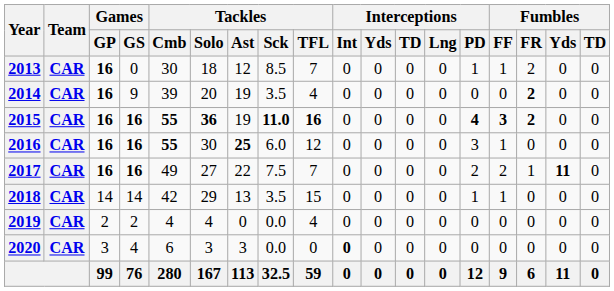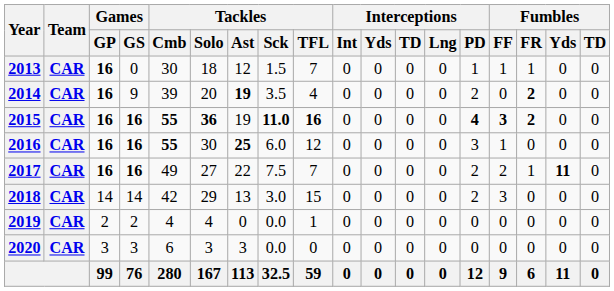(276, 68) 8.5 -> (276, 68) 1.5
(531, 68) 2 -> (531, 68) 1
(243, 94) normal -> (243, 94) bold
(475, 94) 0 -> (475, 94) 2
(276, 196) 3.5 -> (276, 196) 3.0
(475, 196) 1 -> (475, 196) 2
(503, 196) 1 -> (503, 196) 3
(313, 222) 4 -> (313, 222) 1
(134, 247) 4 -> (134, 247) 3
(347, 247) bold -> (347, 247) normal
